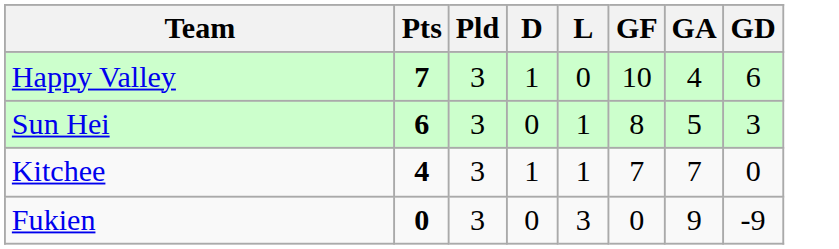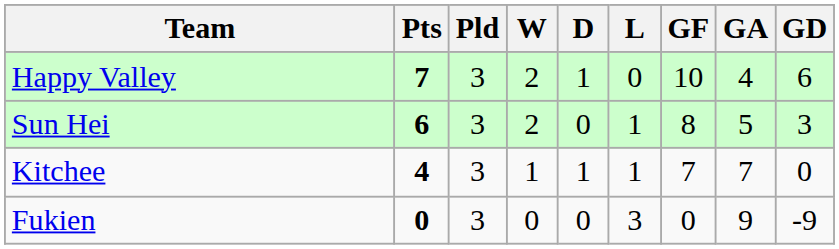+ column: (532, 28)
